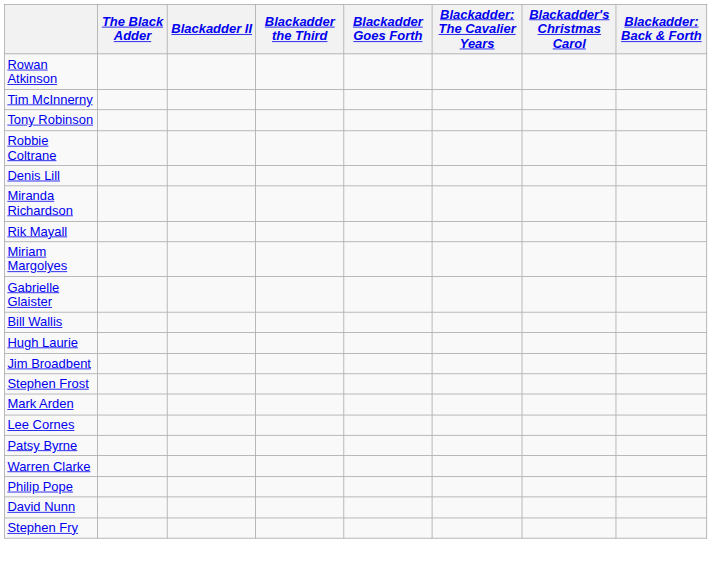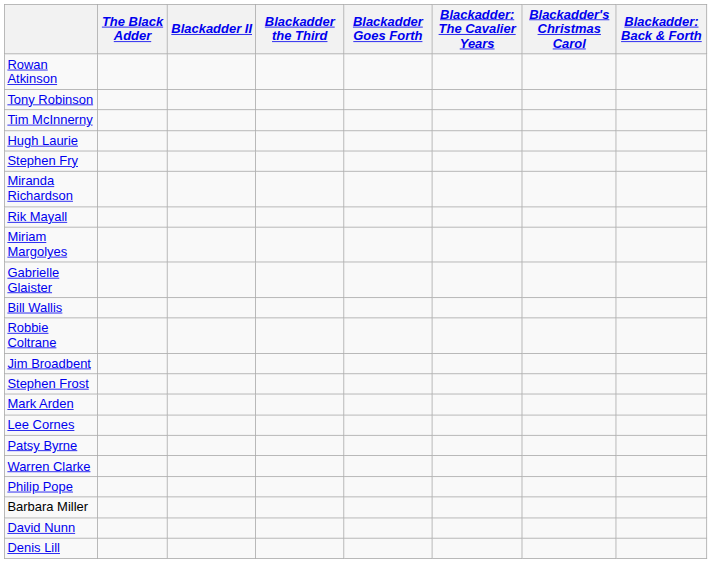rows swapped: (50, 120) <-> (50, 99)
rows swapped: (43, 342) <-> (32, 148)
rows swapped: (43, 527) <-> (34, 175)
+ row: (48, 507)
